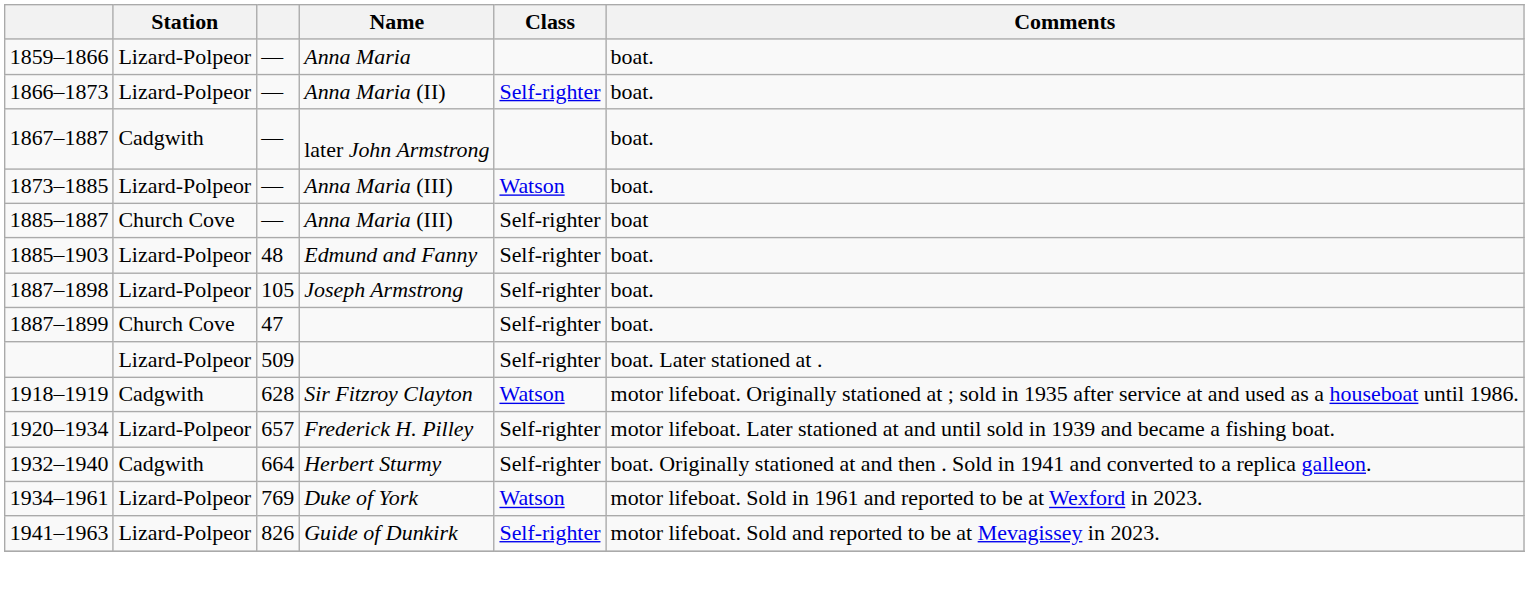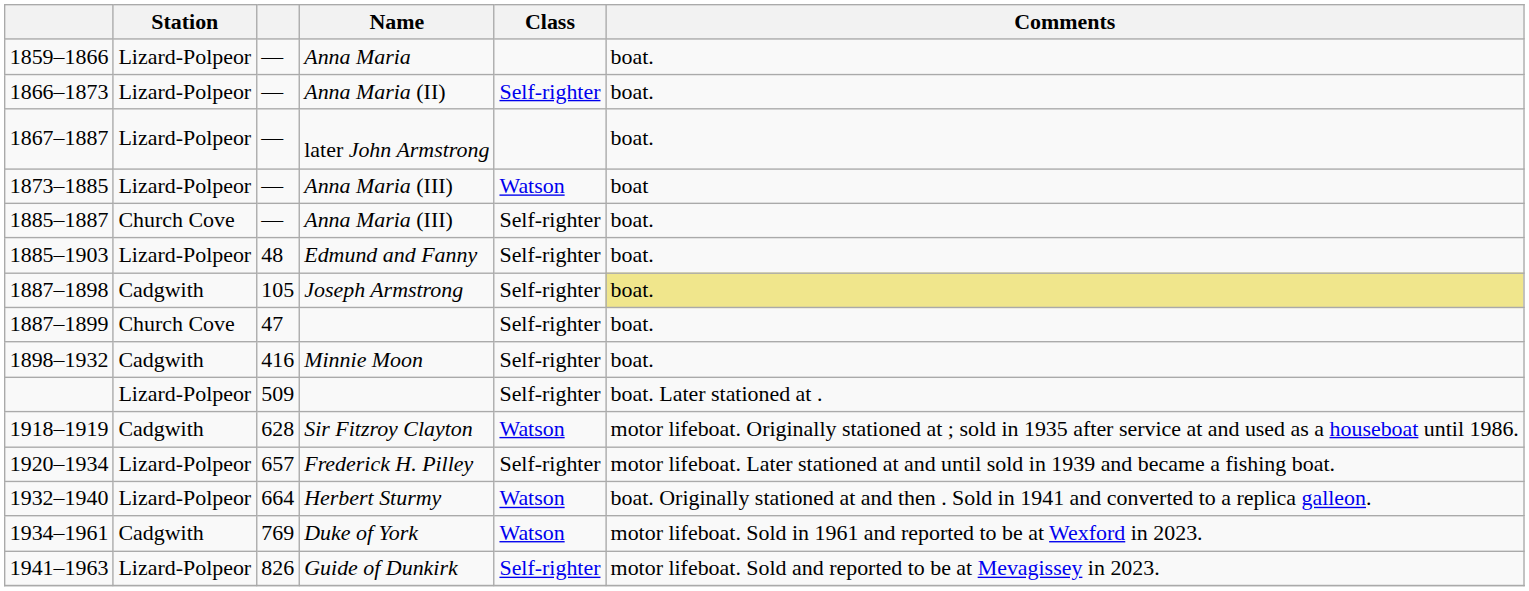(161, 138) Cadgwith -> (185, 138) Lizard-Polpeor
(632, 185) boat. -> (629, 185) boat
(629, 220) boat -> (632, 220) boat.
(185, 289) Lizard-Polpeor -> (161, 289) Cadgwith
(632, 289) no background -> (632, 289) khaki background
+ row: (59, 359)
(161, 463) Cadgwith -> (185, 498) Lizard-Polpeor
(550, 463) Self-righter -> (532, 498) Watson
(185, 498) Lizard-Polpeor -> (161, 533) Cadgwith
